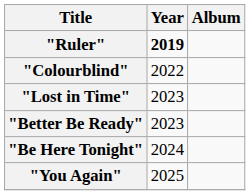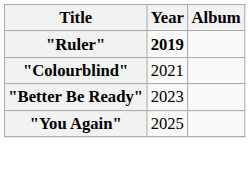(167, 70) 2022 -> (167, 70) 2021
- row: (76, 96)
- row: (76, 149)
